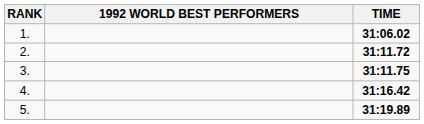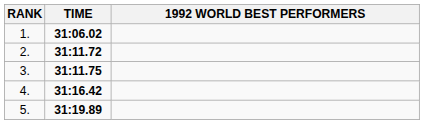columns swapped: (199, 14) <-> (386, 14)
